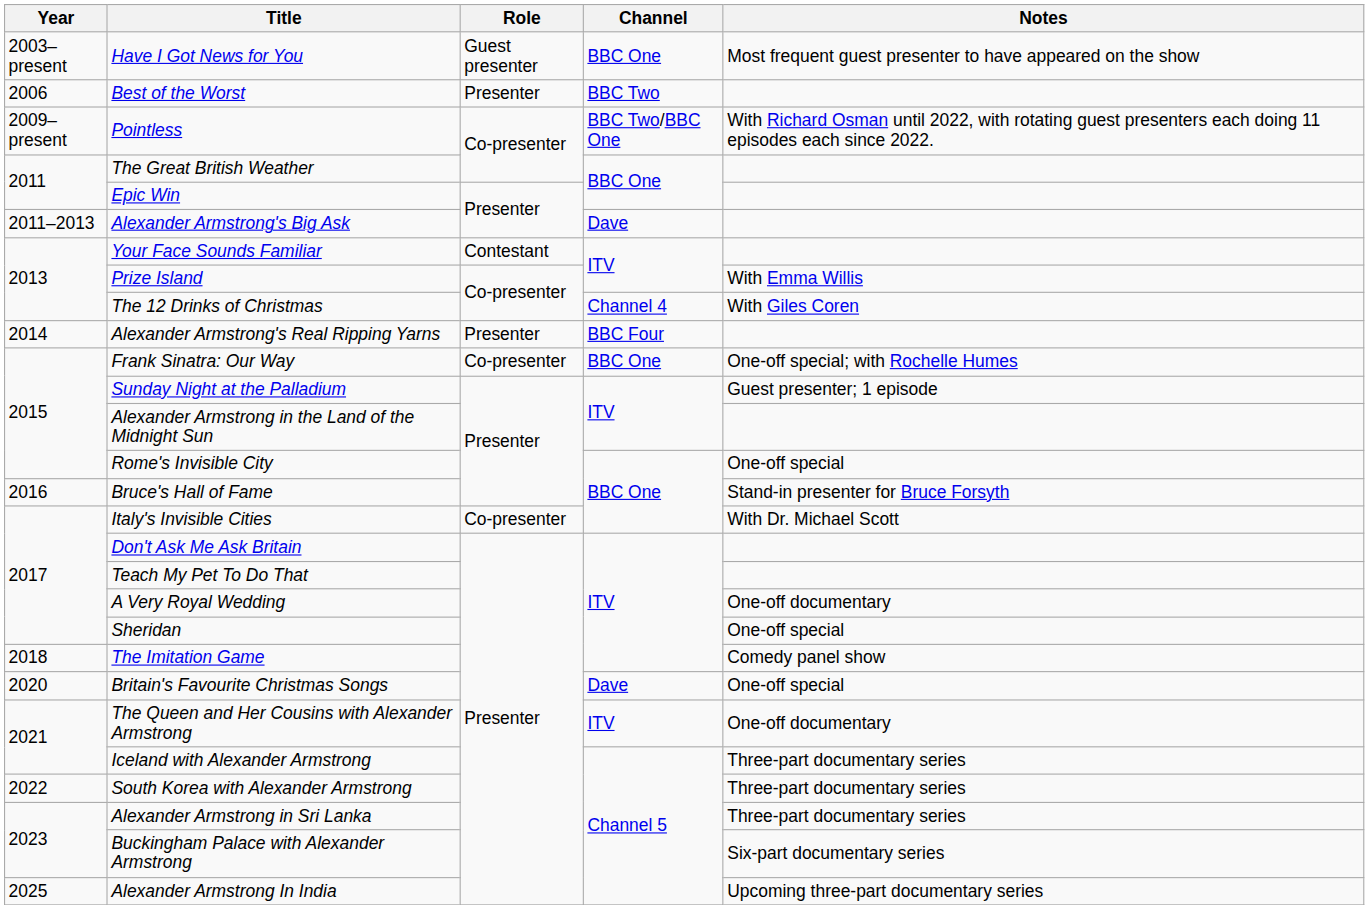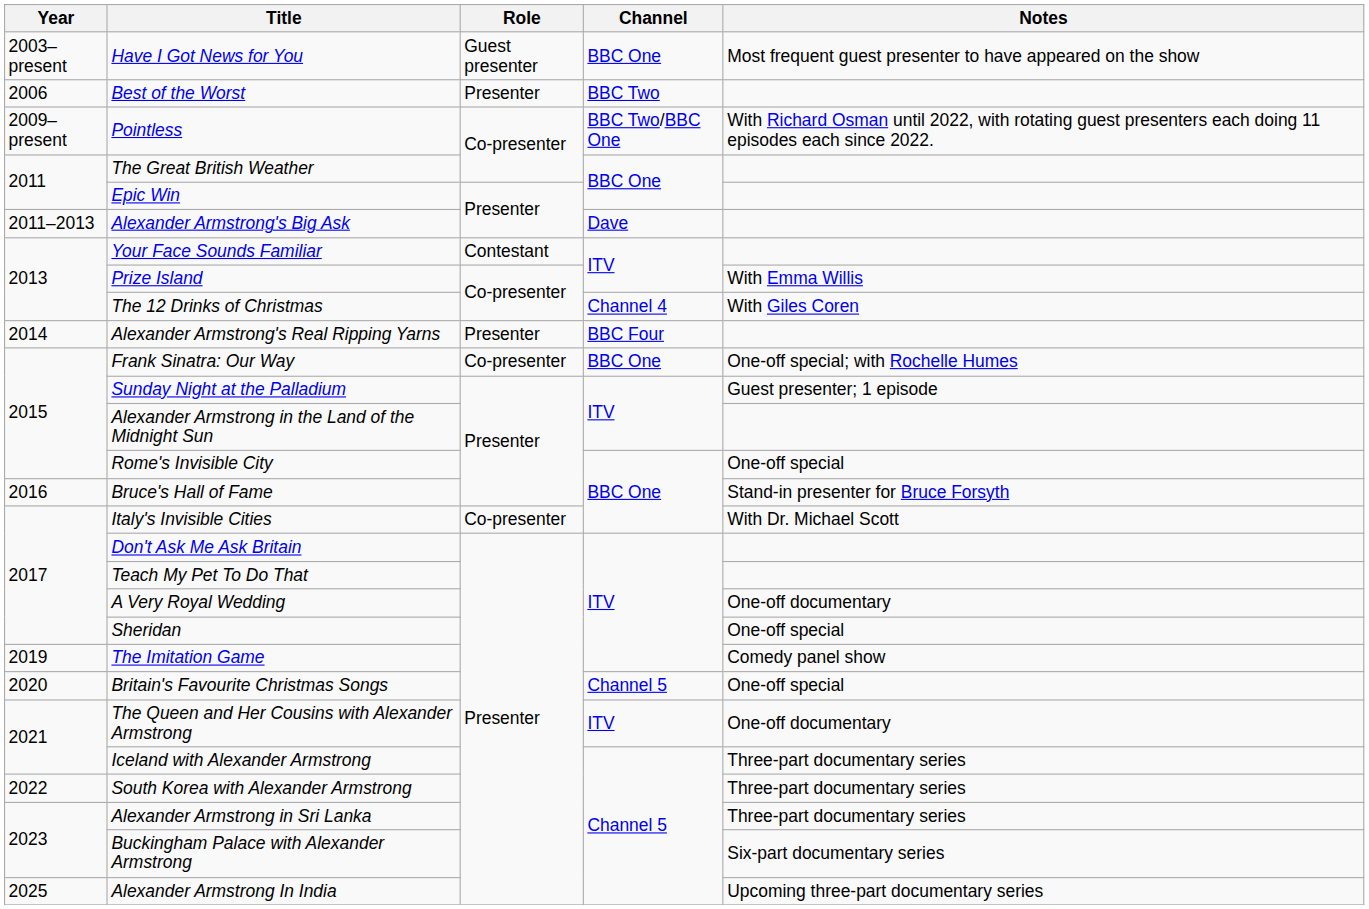(28, 658) 2018 -> (28, 658) 2019
(608, 685) Dave -> (627, 685) Channel 5
